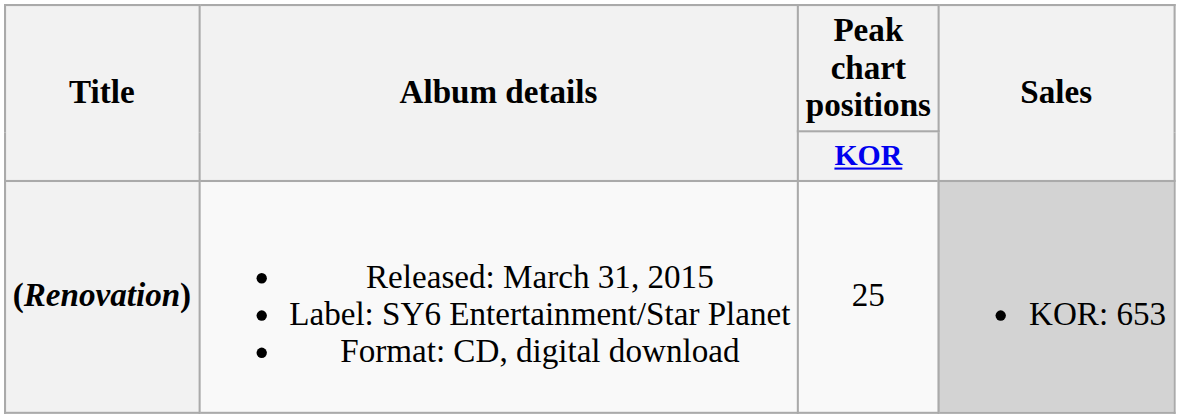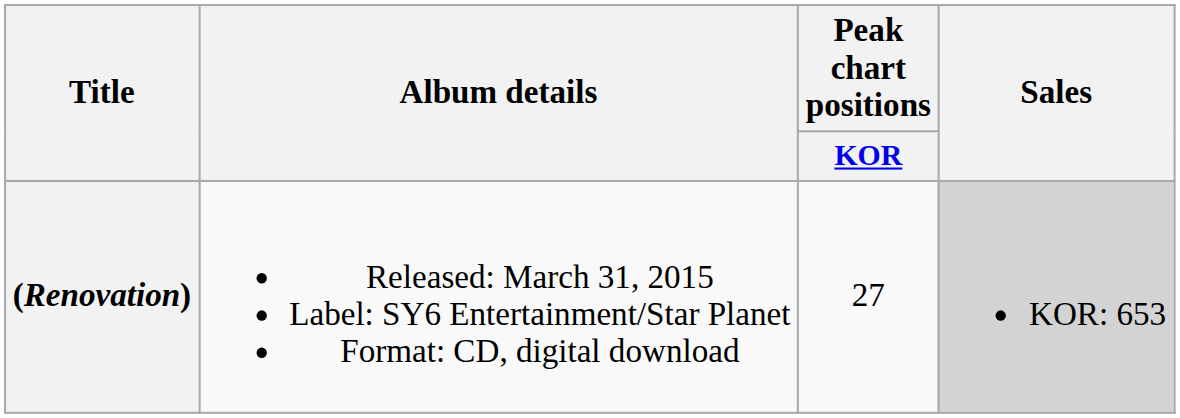(868, 295) 25 -> (868, 295) 27
